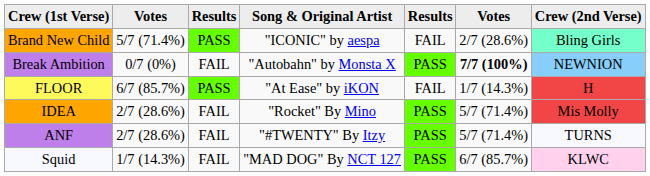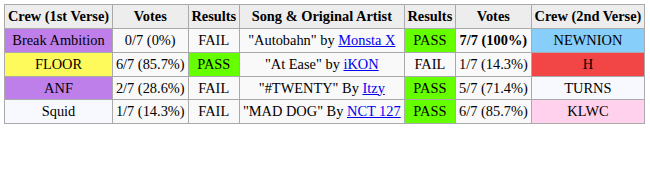- row: (59, 40)
- row: (59, 111)
